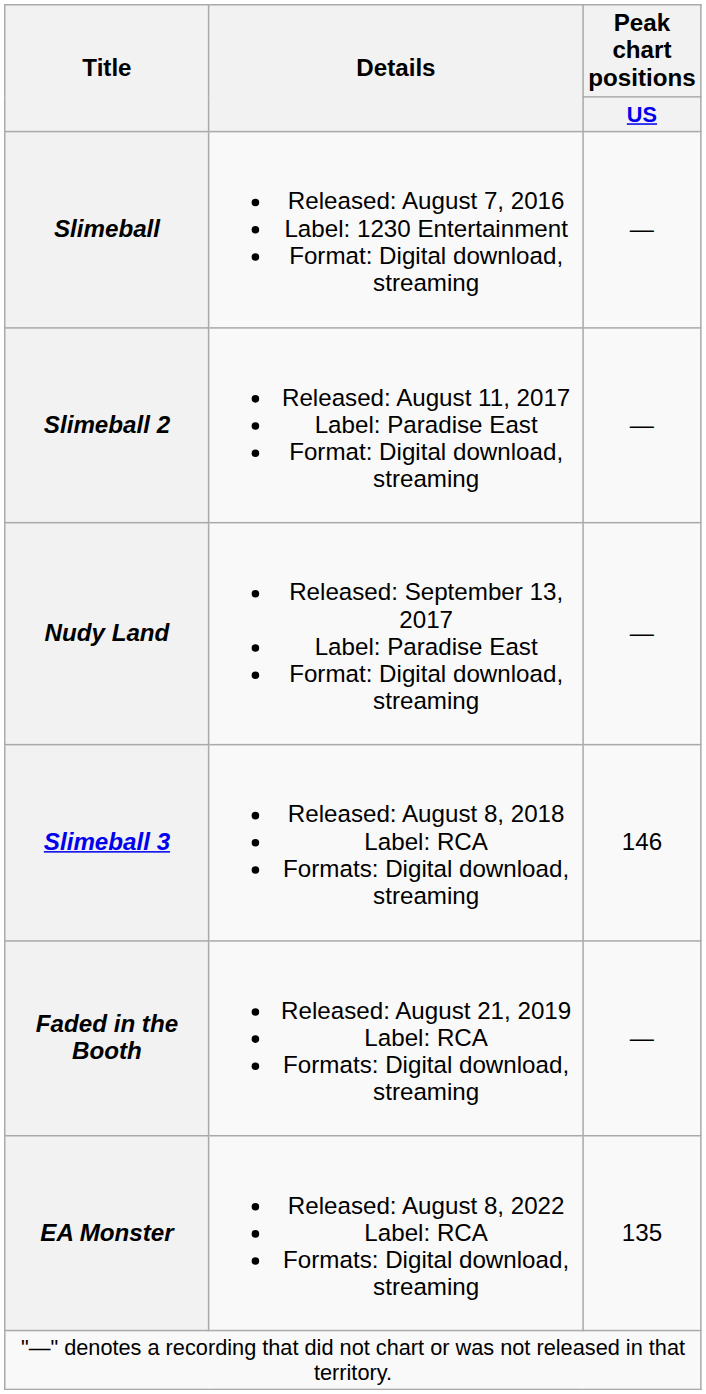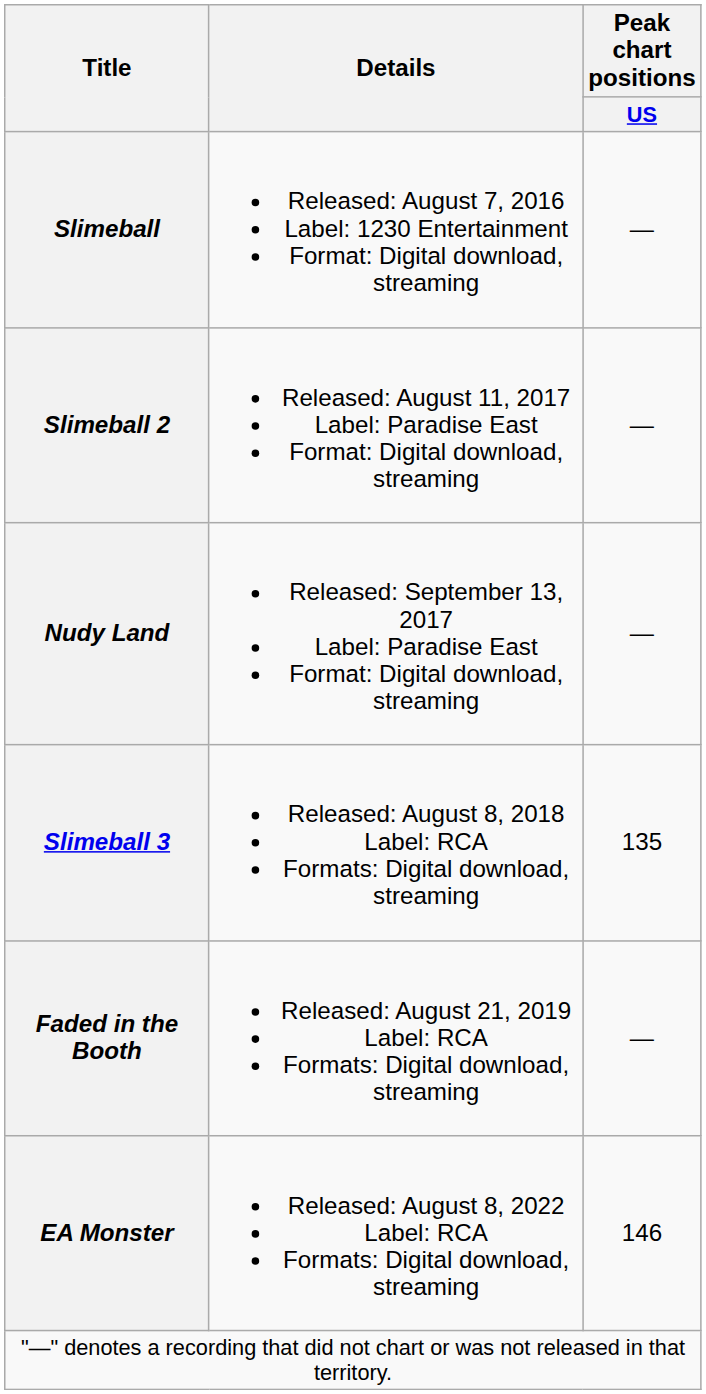(642, 842) 146 -> (642, 842) 135
(642, 1233) 135 -> (642, 1233) 146
